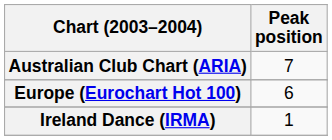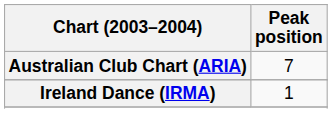- row: (128, 93)
